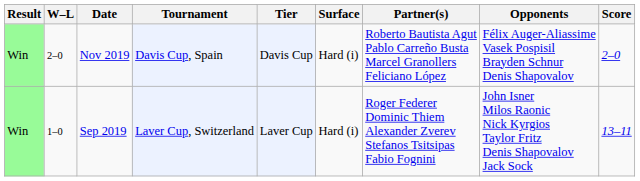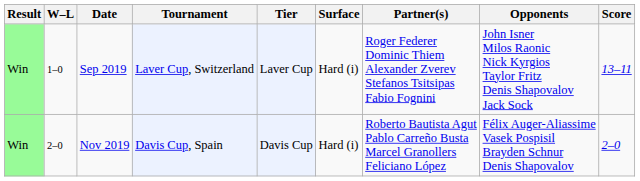rows swapped: (103, 131) <-> (105, 55)
